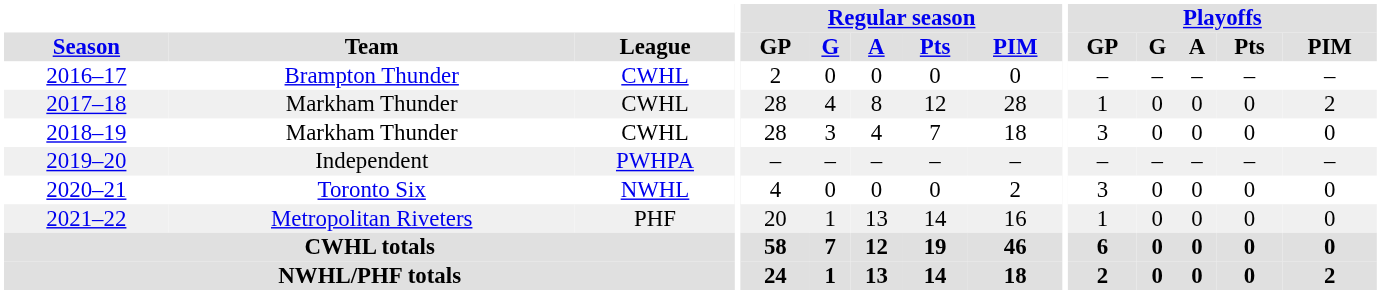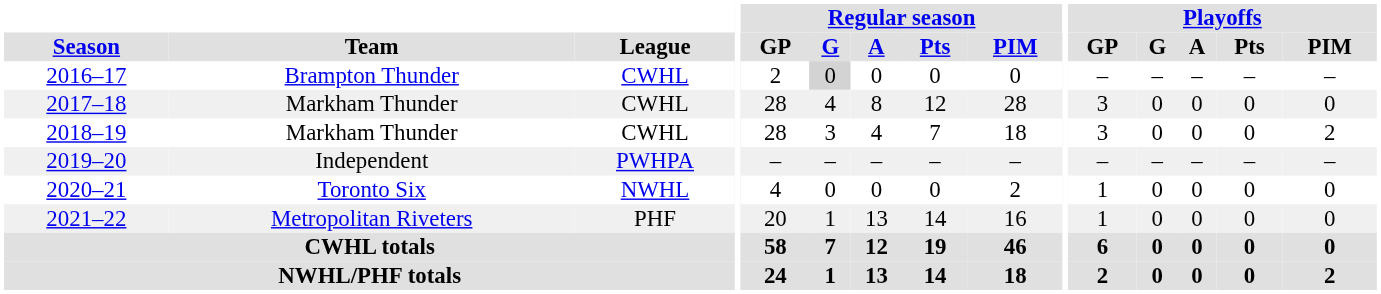(830, 75) no background -> (830, 75) lightgrey background
(1102, 103) 1 -> (1102, 103) 3
(1330, 103) 2 -> (1330, 103) 0
(1330, 132) 0 -> (1330, 132) 2
(1102, 189) 3 -> (1102, 189) 1
